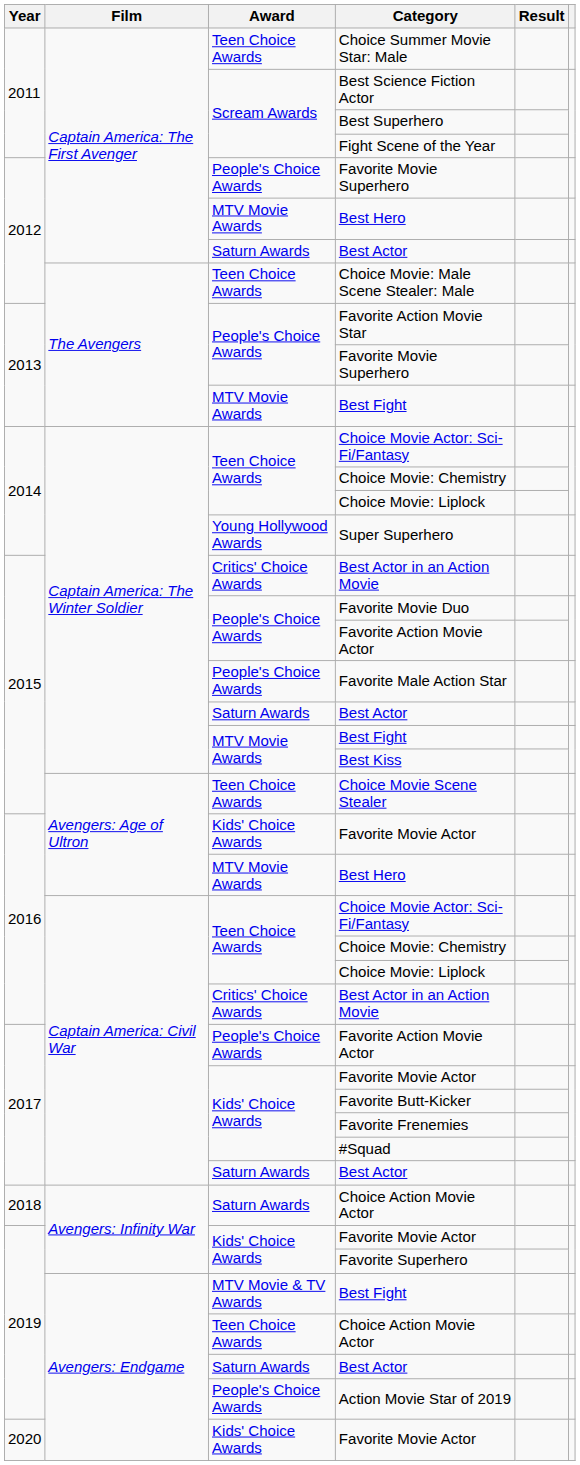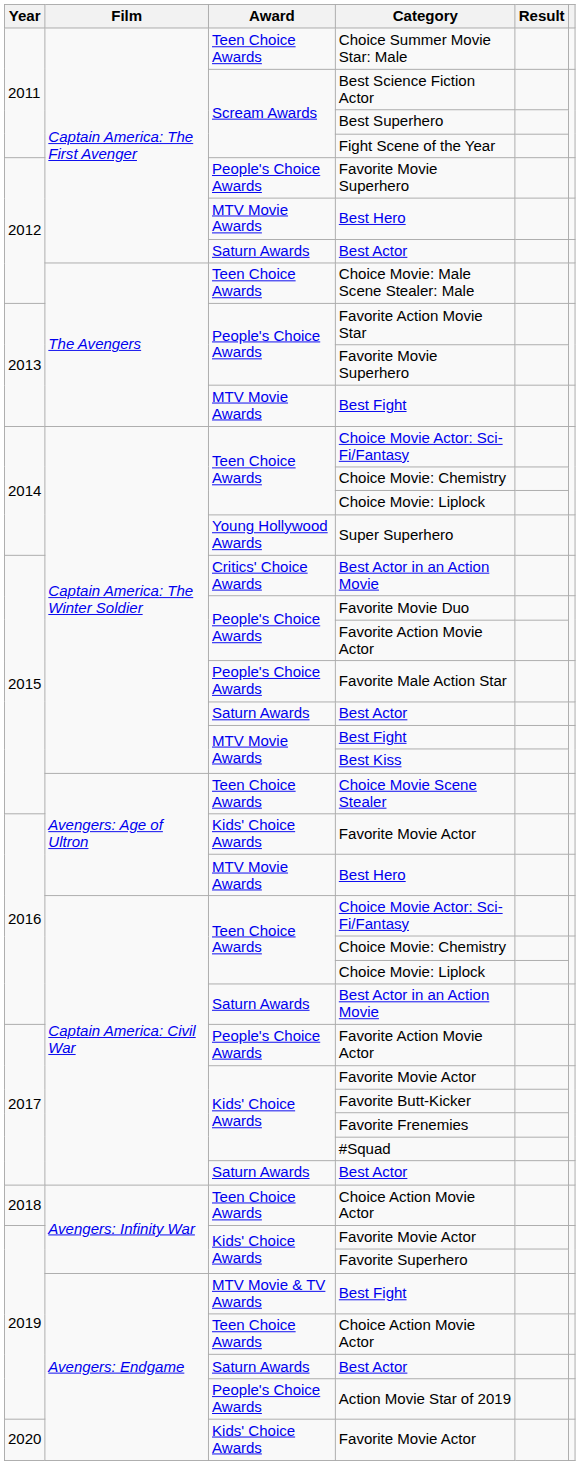(260, 1004) Critics' Choice Awards -> (261, 1004) Saturn Awards
(261, 1205) Saturn Awards -> (254, 1205) Teen Choice Awards
